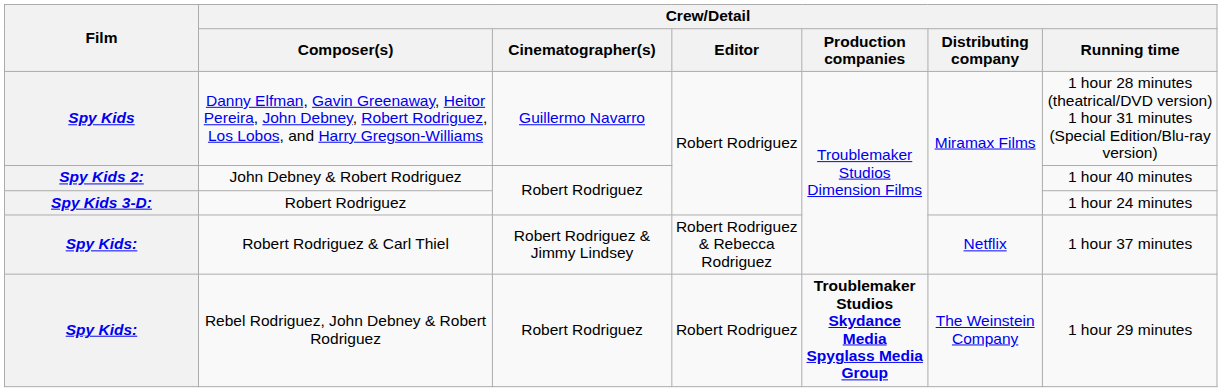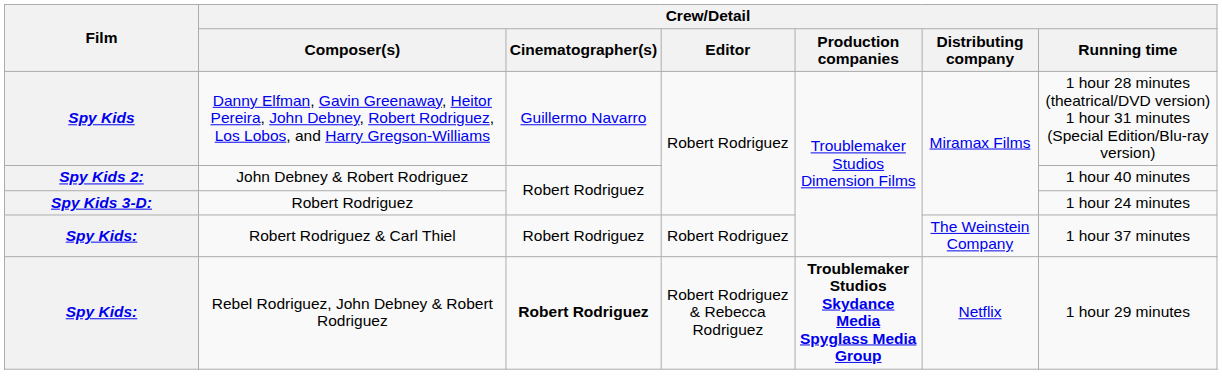(582, 244) Robert Rodriguez & Jimmy Lindsey -> (583, 235) Robert Rodriguez
(737, 244) Robert Rodriguez & Rebecca Rodriguez -> (728, 235) Robert Rodriguez
(985, 244) Netflix -> (980, 235) The Weinstein Company
(582, 330) normal -> (583, 312) bold
(737, 330) Robert Rodriguez -> (728, 312) Robert Rodriguez & Rebecca Rodriguez
(985, 330) The Weinstein Company -> (980, 312) Netflix
